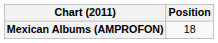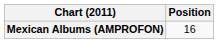(190, 30) 18 -> (190, 30) 16
